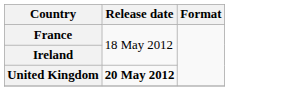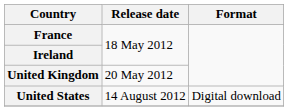(139, 75) bold -> (139, 75) normal
+ row: (53, 95)
